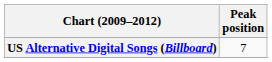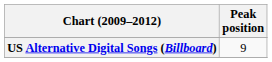(243, 47) 7 -> (243, 47) 9
